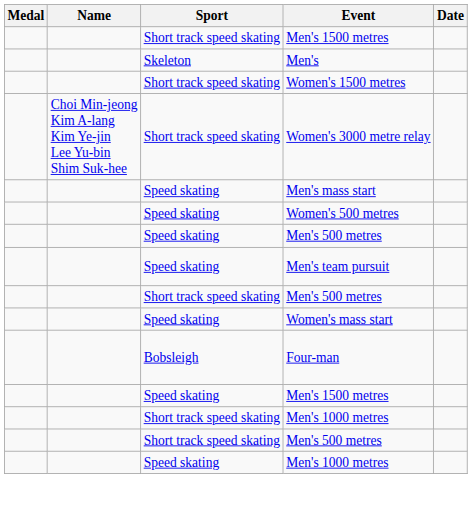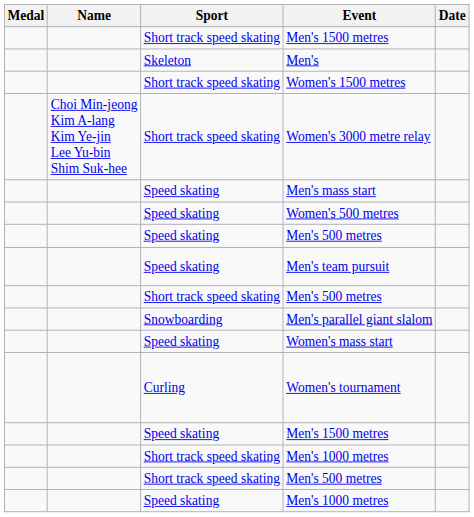+ row: (183, 318)
+ row: (164, 387)
- row: (171, 357)
